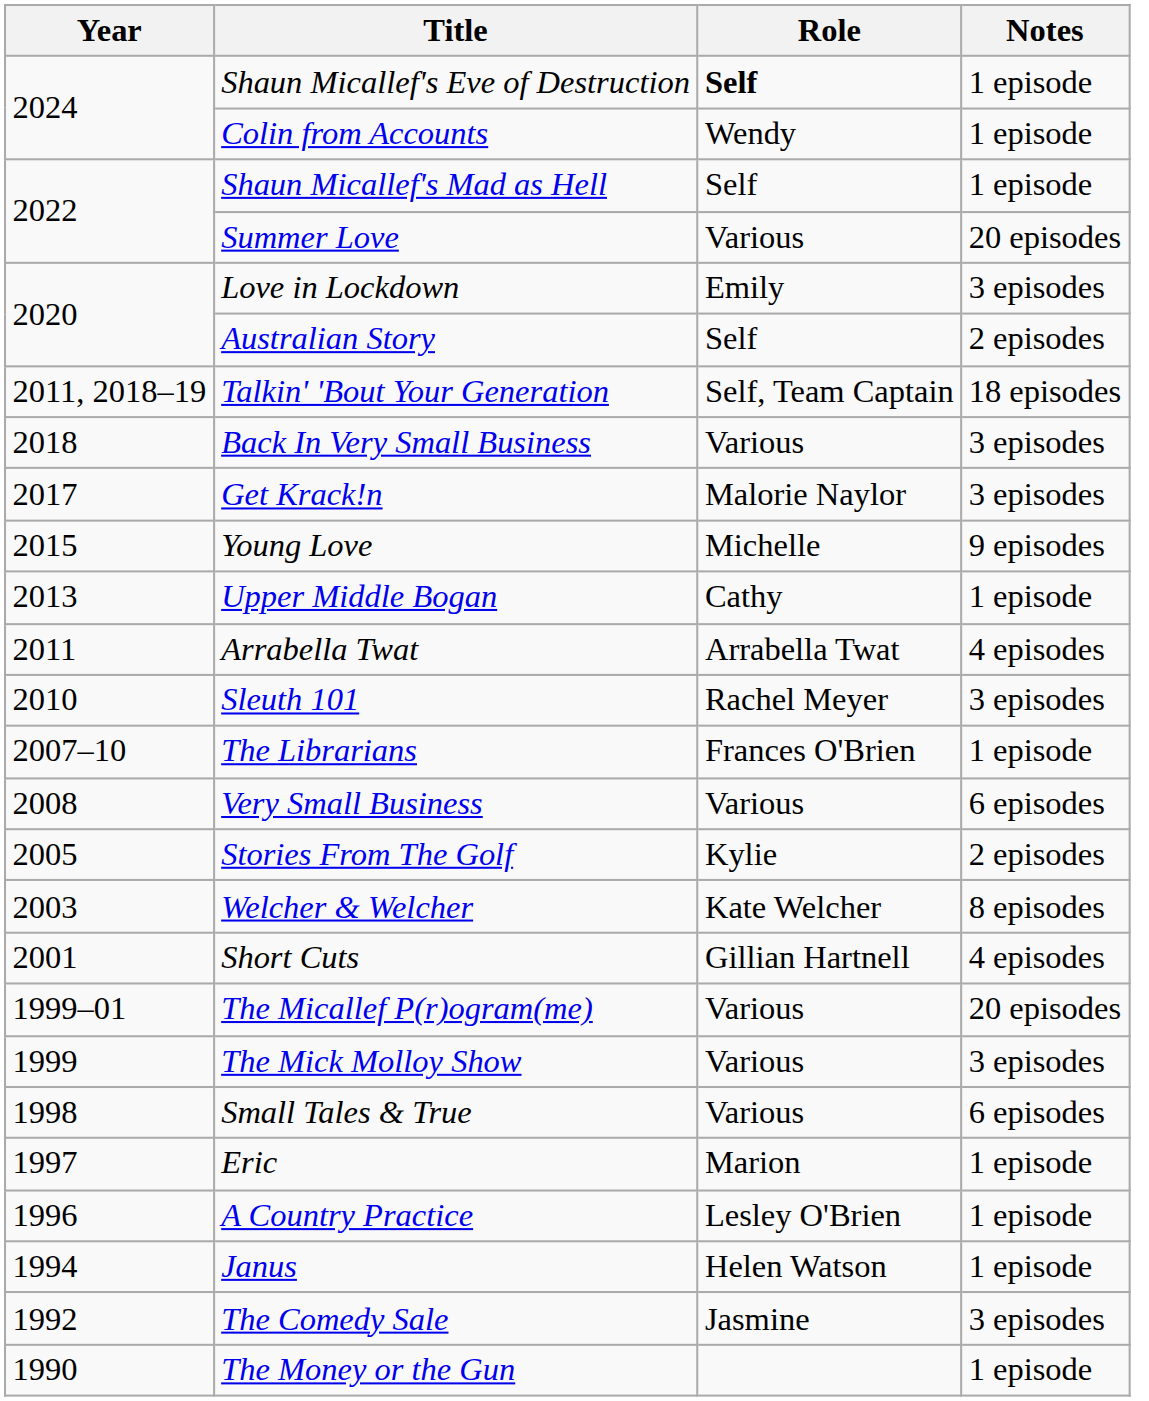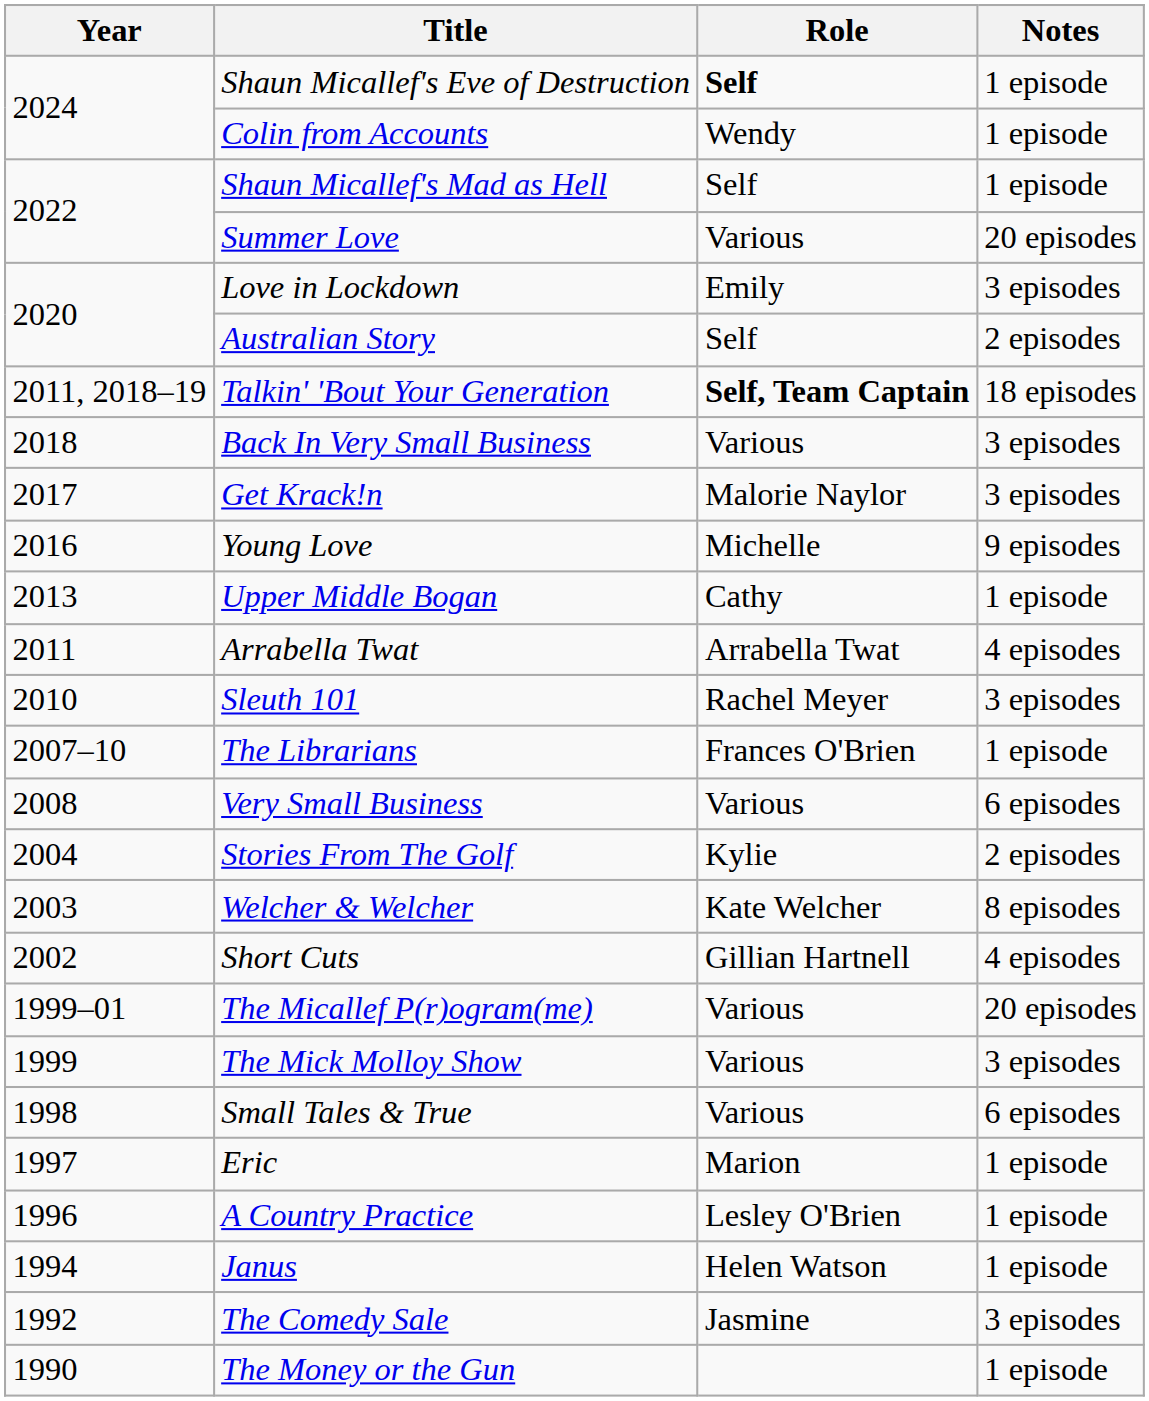(829, 390) normal -> (837, 390) bold
(45, 545) 2015 -> (45, 545) 2016
(45, 854) 2005 -> (45, 854) 2004
(45, 957) 2001 -> (45, 957) 2002
